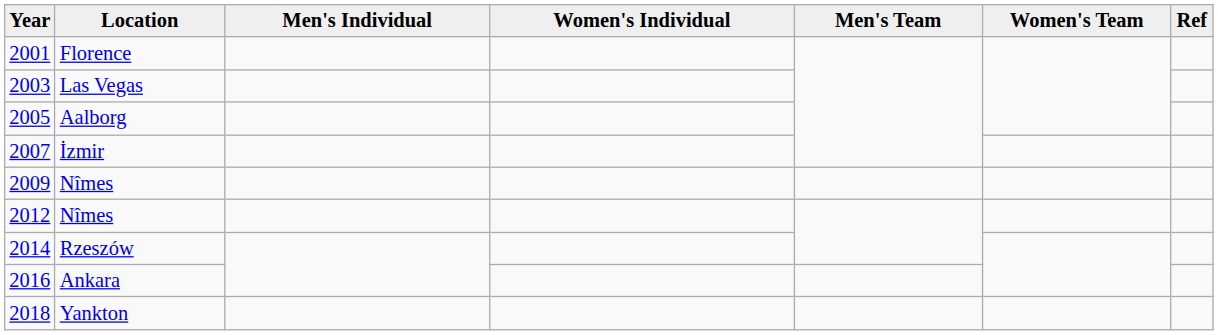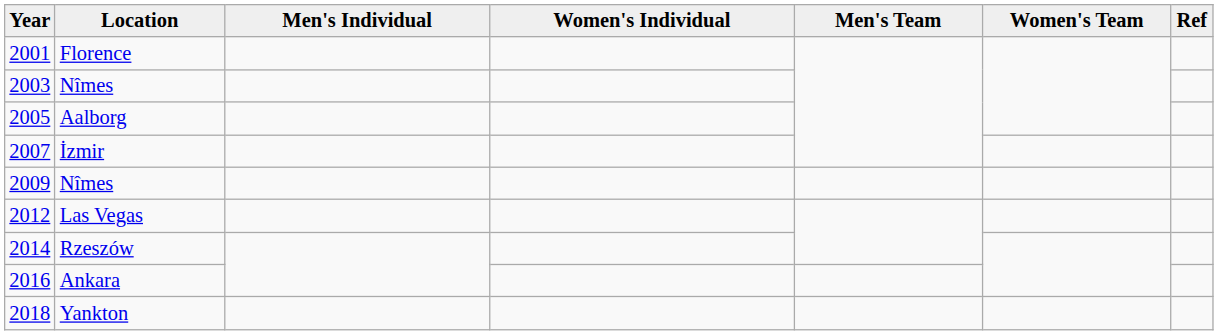(101, 85) Las Vegas -> (86, 85) Nîmes
(86, 215) Nîmes -> (101, 215) Las Vegas
